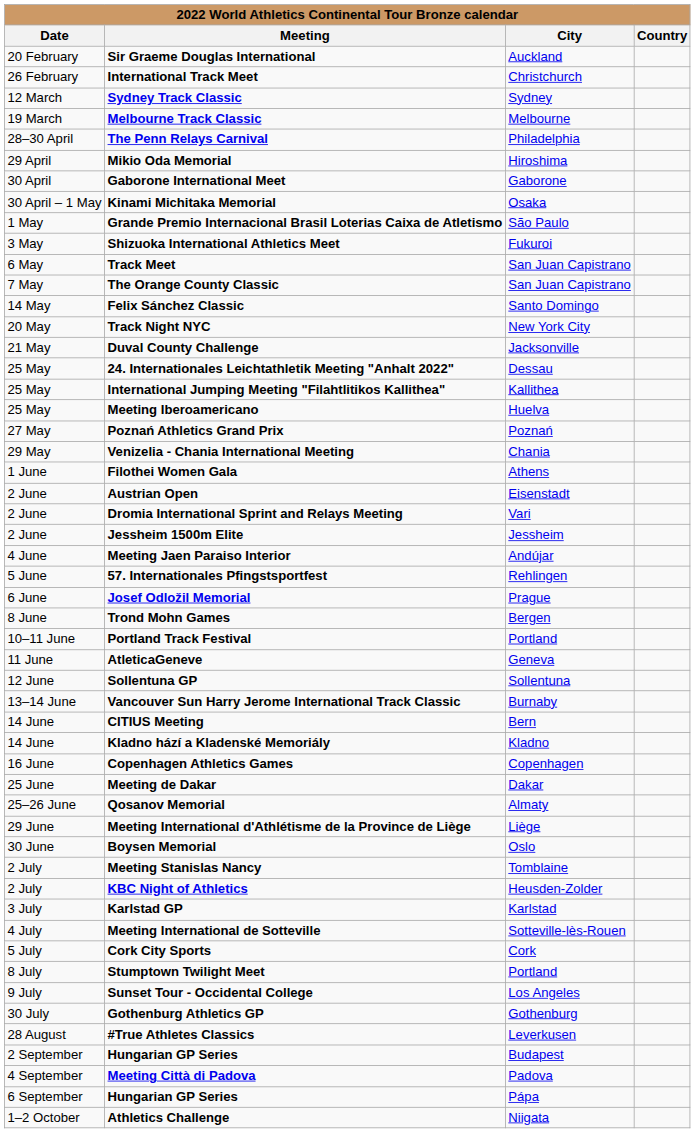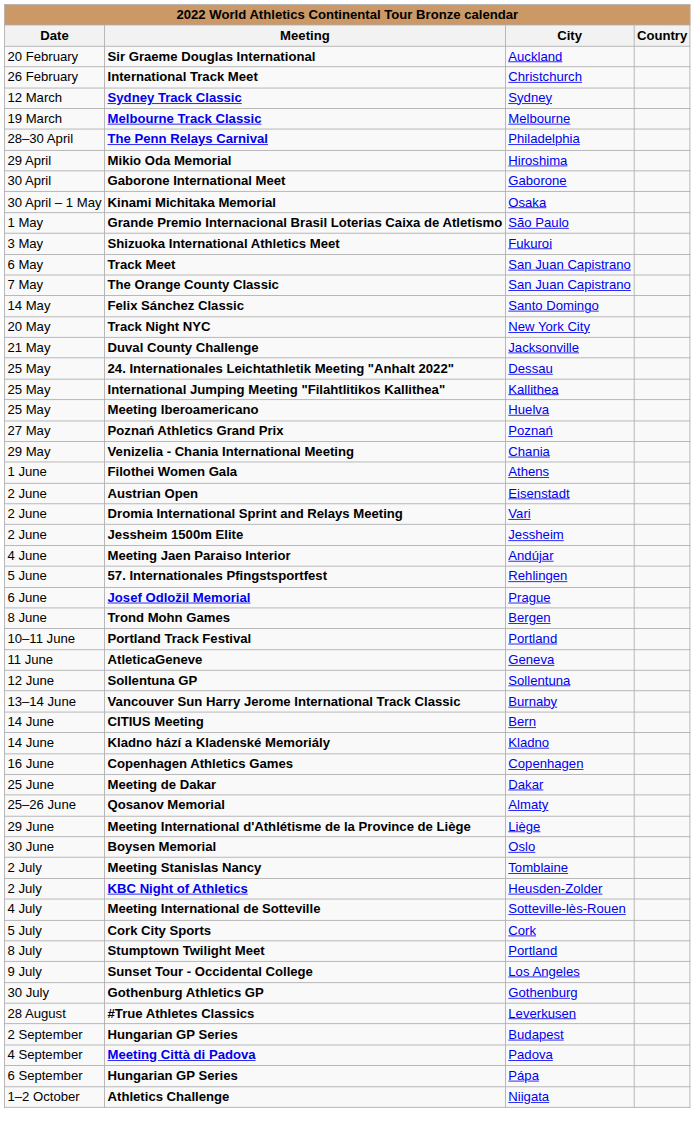- row: (145, 909)
